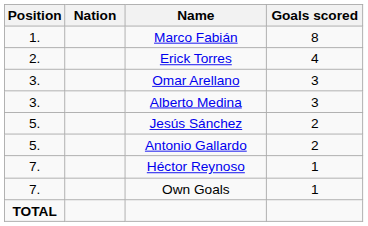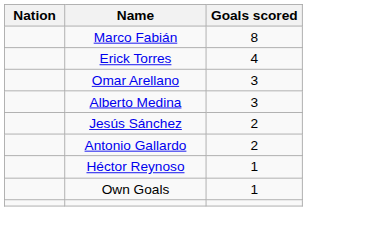- column: (35, 15)
